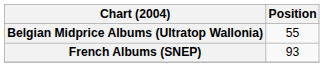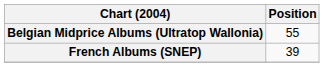(293, 52) 93 -> (293, 52) 39
